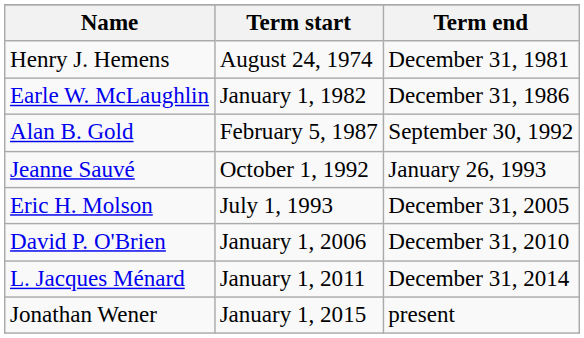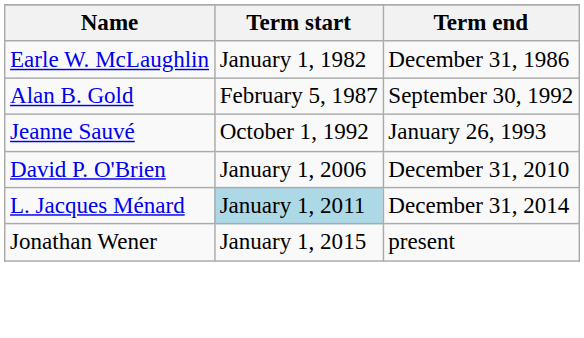- row: (90, 59)
- row: (81, 205)
(292, 278) no background -> (292, 205) lightblue background
